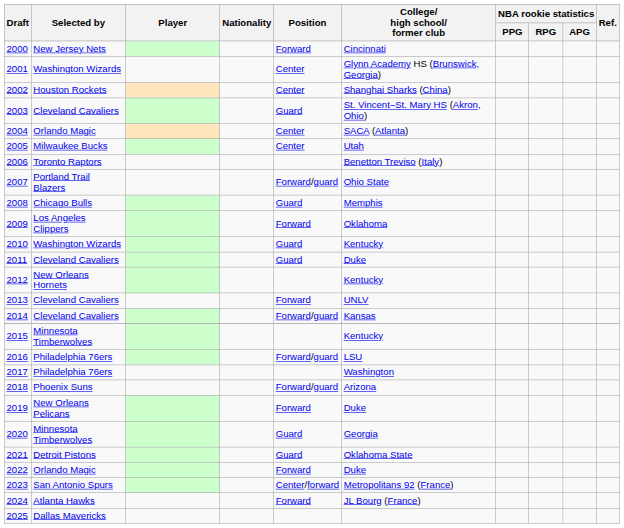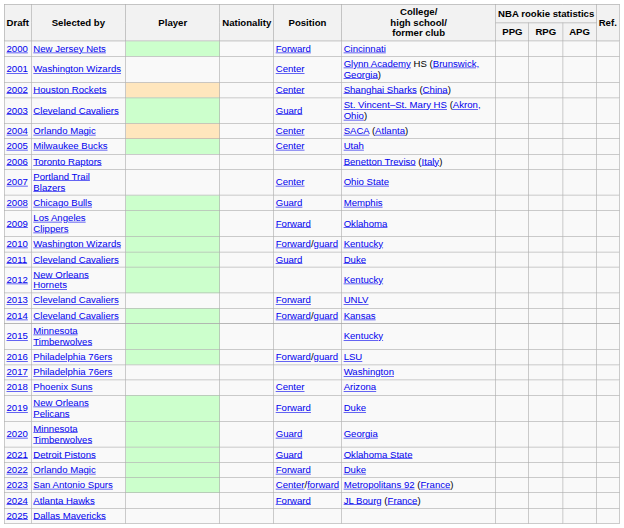(307, 182) Forward/guard -> (290, 182) Center
(289, 244) Guard -> (307, 244) Forward/guard
(307, 387) Forward/guard -> (290, 387) Center
